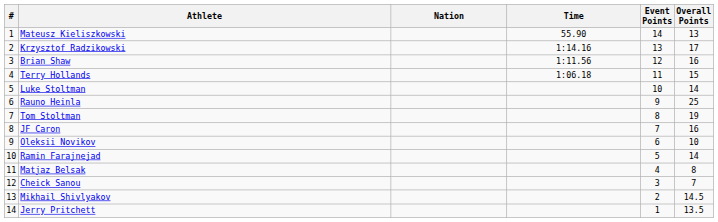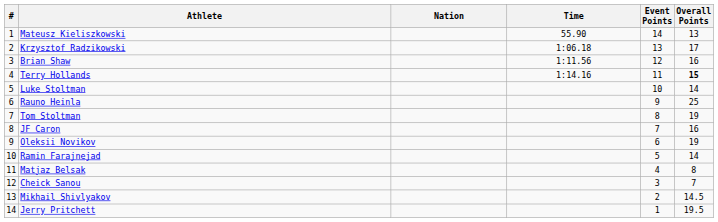(574, 48) 1:14.16 -> (574, 48) 1:06.18
(574, 75) 1:06.18 -> (574, 75) 1:14.16
(694, 75) normal -> (694, 75) bold
(694, 143) 10 -> (694, 143) 19
(694, 211) 13.5 -> (694, 211) 19.5
